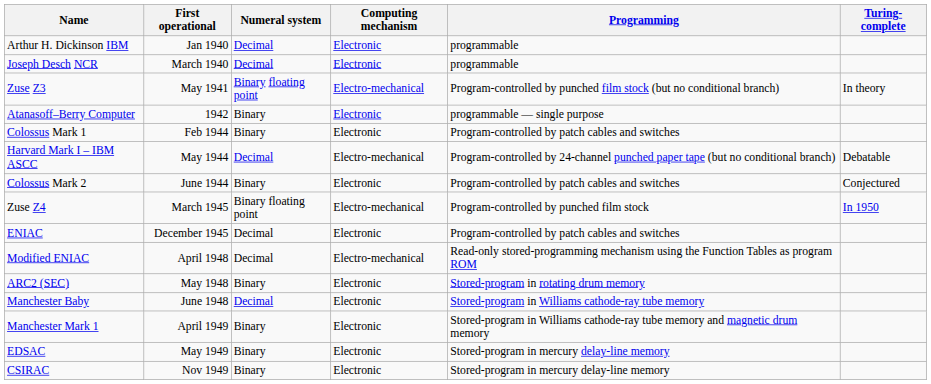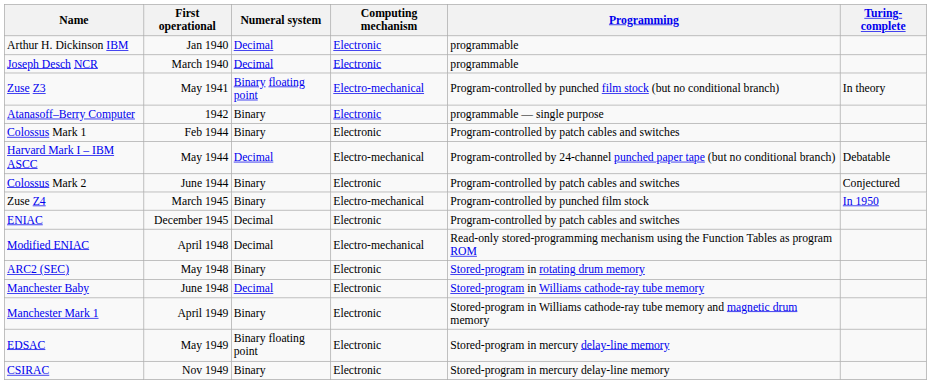(269, 207) Binary floating point -> (250, 201) Binary
(250, 351) Binary -> (269, 345) Binary floating point
